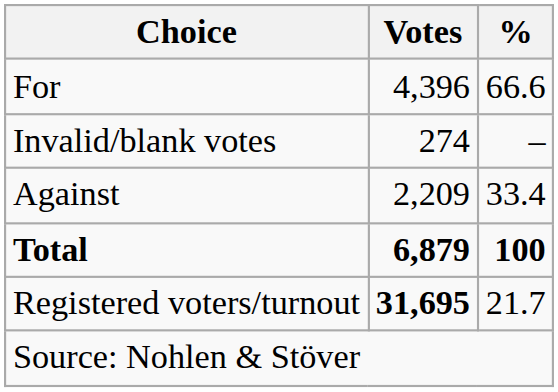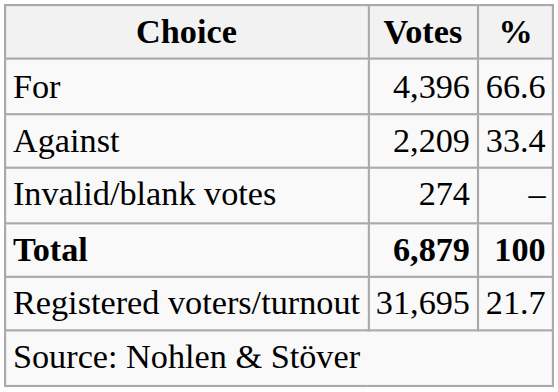rows swapped: (66, 194) <-> (145, 140)
(423, 303) bold -> (423, 303) normal
